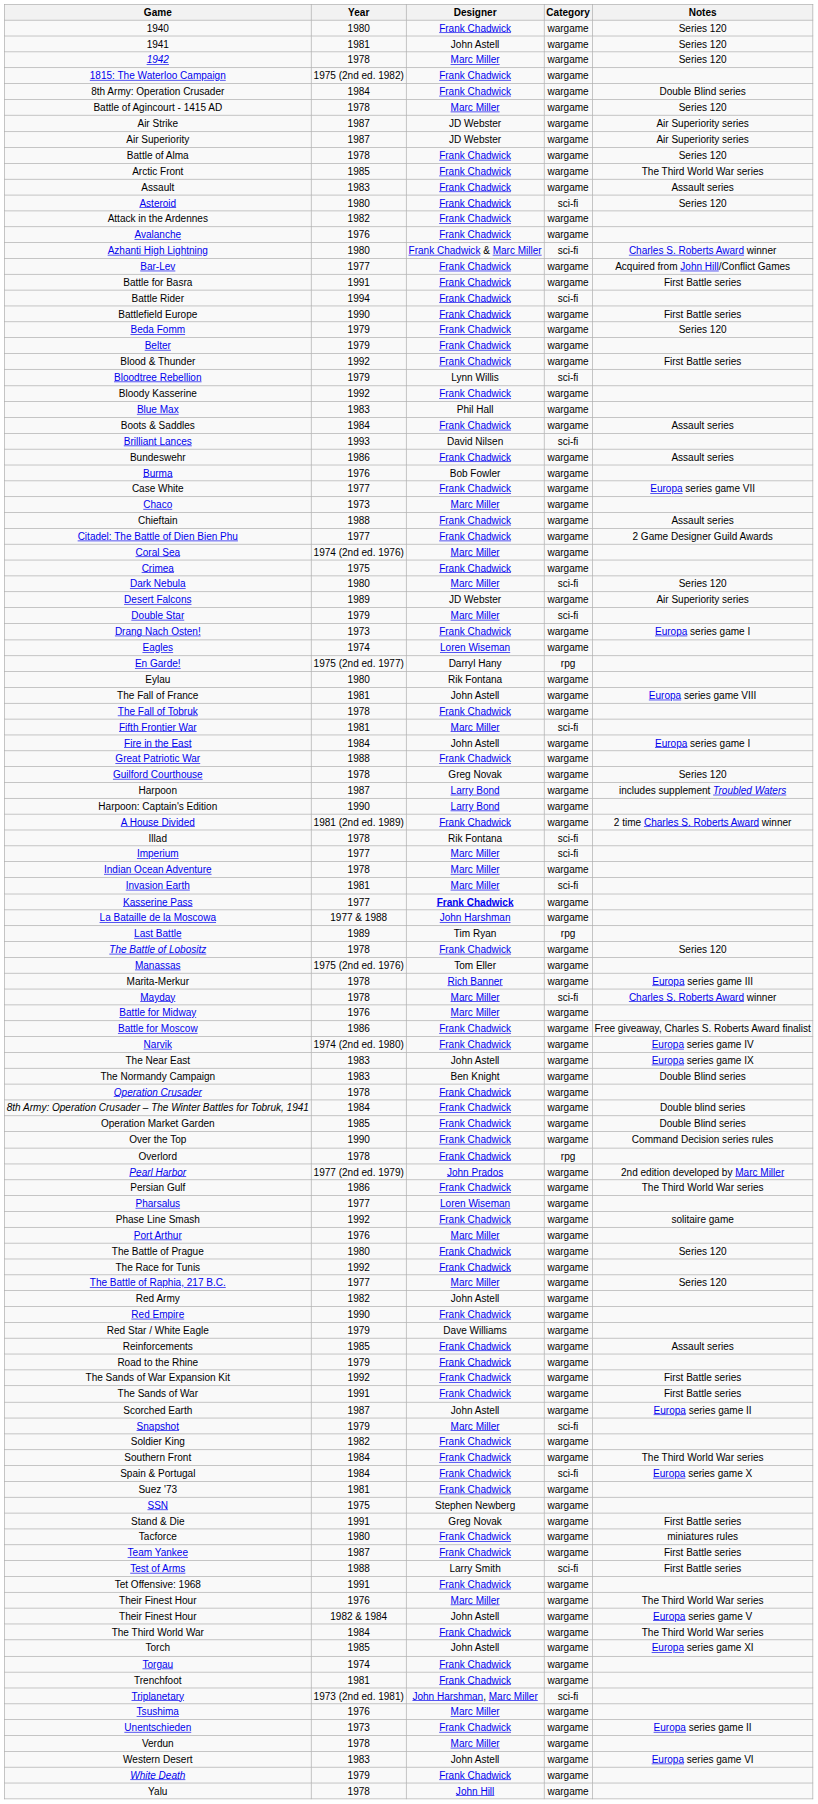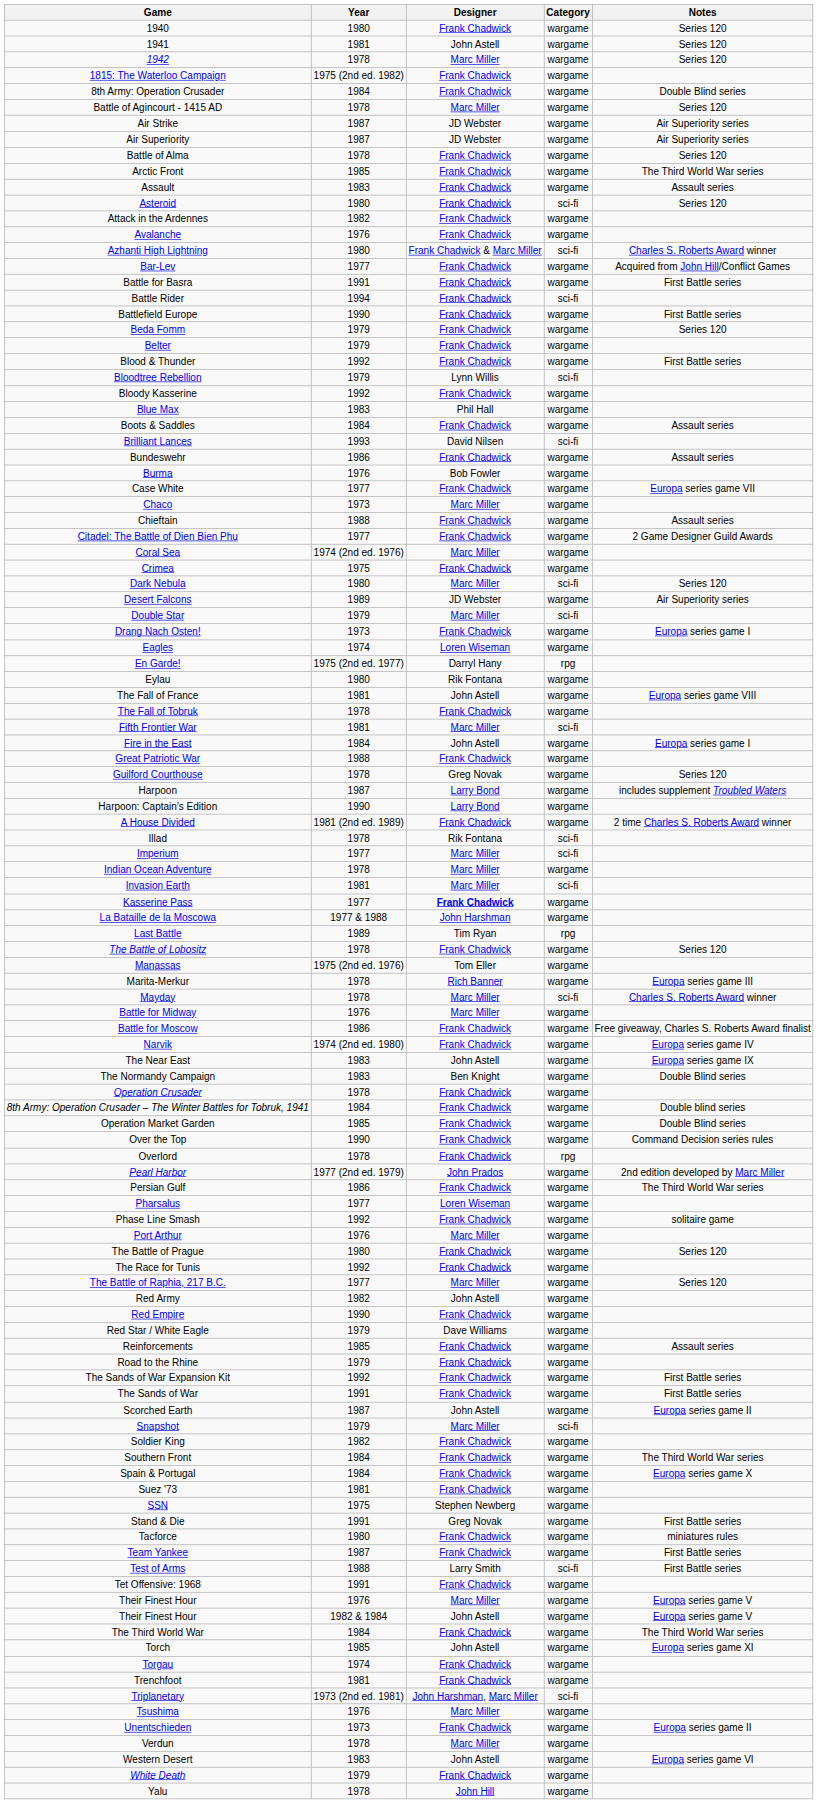(568, 1474) sci-fi -> (568, 1474) wargame
(703, 1601) The Third World War series -> (703, 1601) Europa series game V
